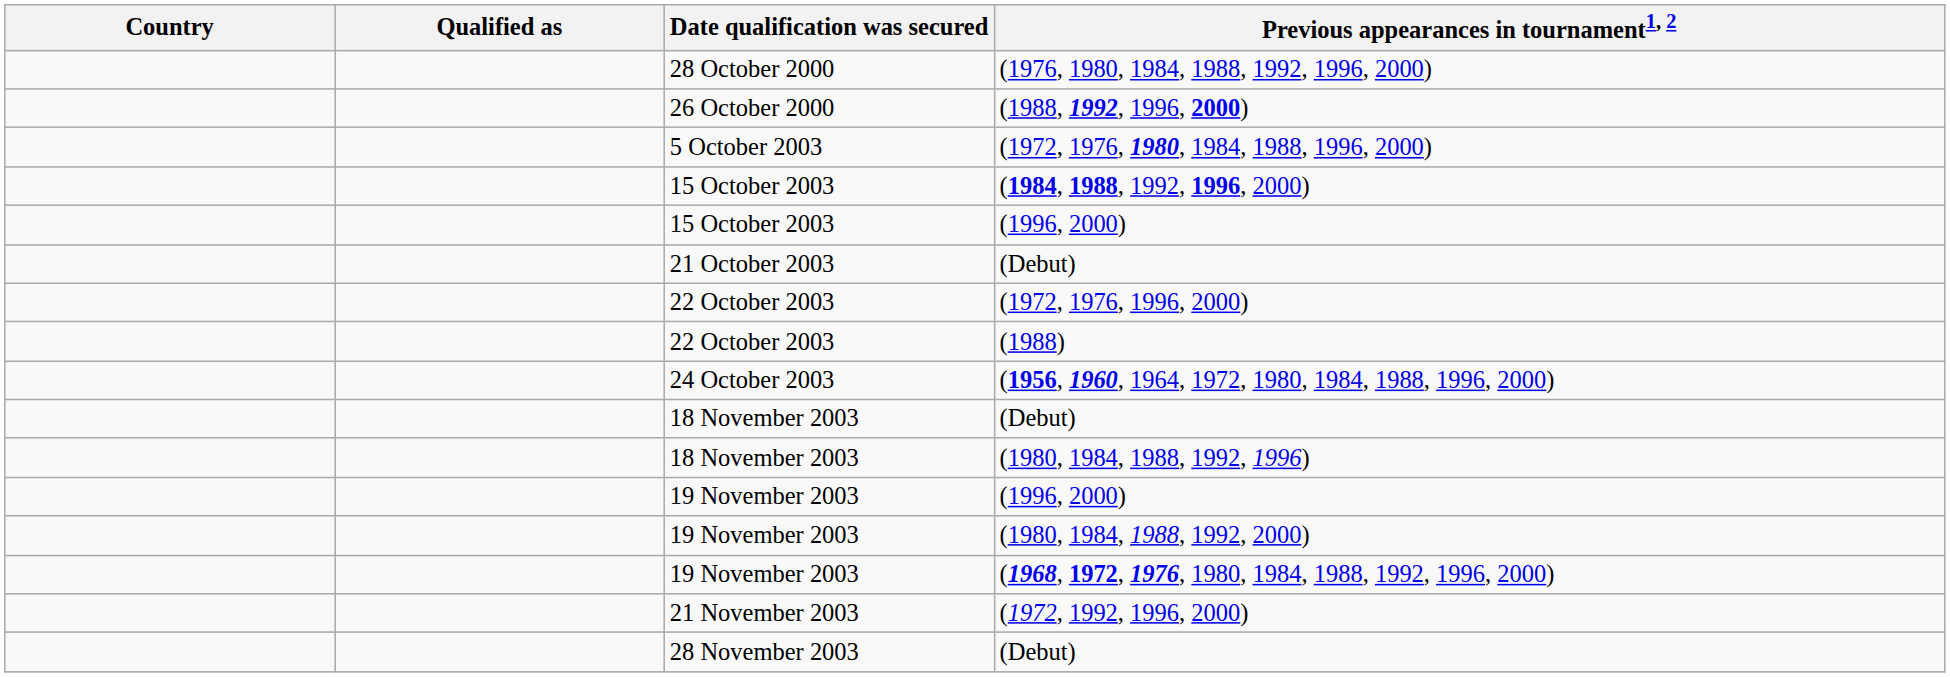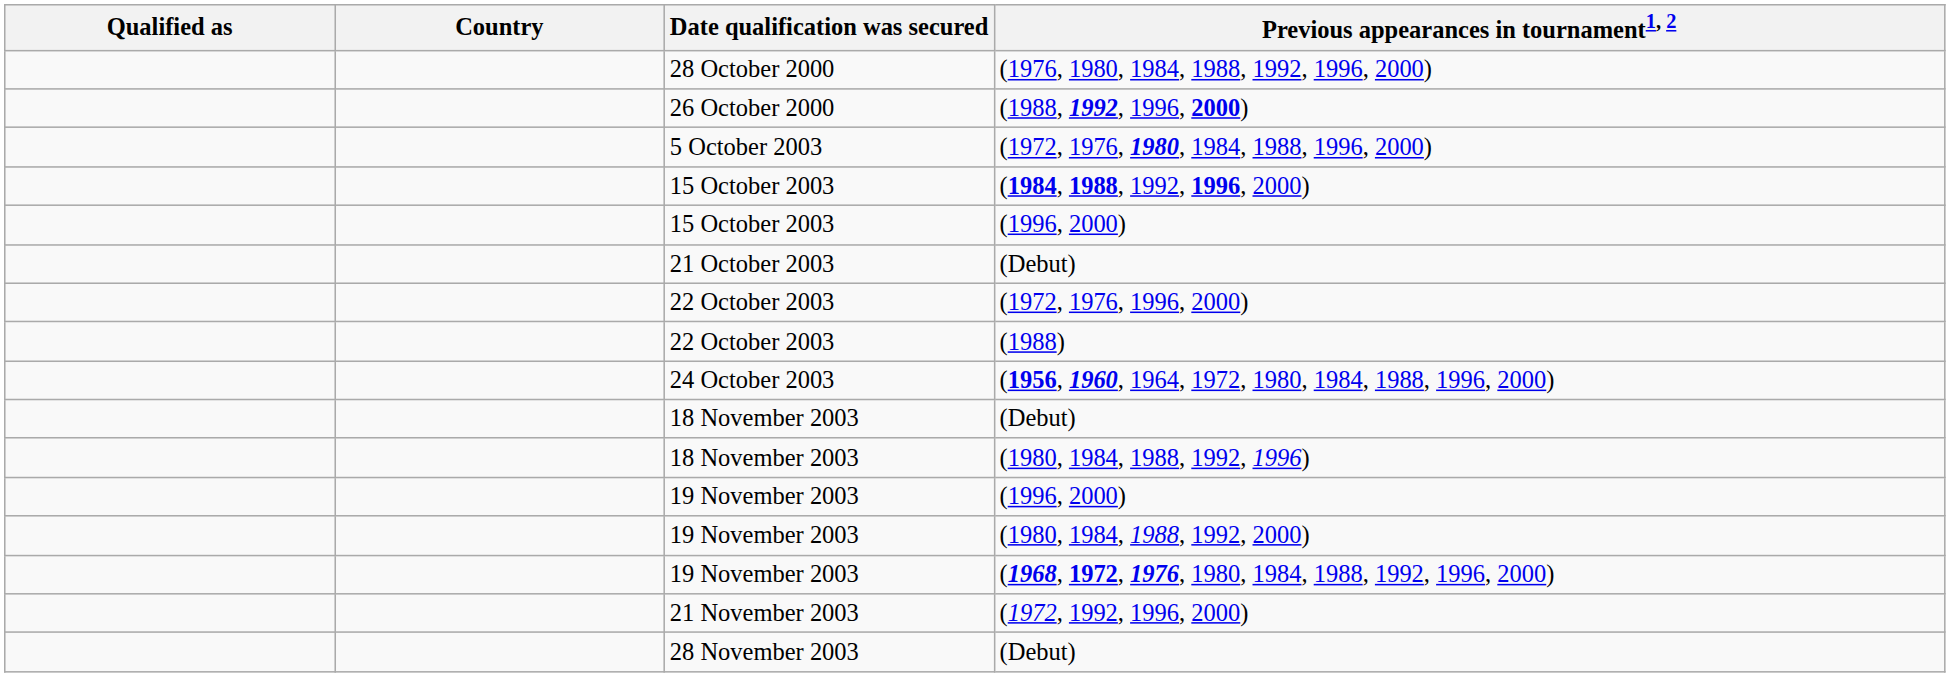columns swapped: (170, 27) <-> (499, 27)
